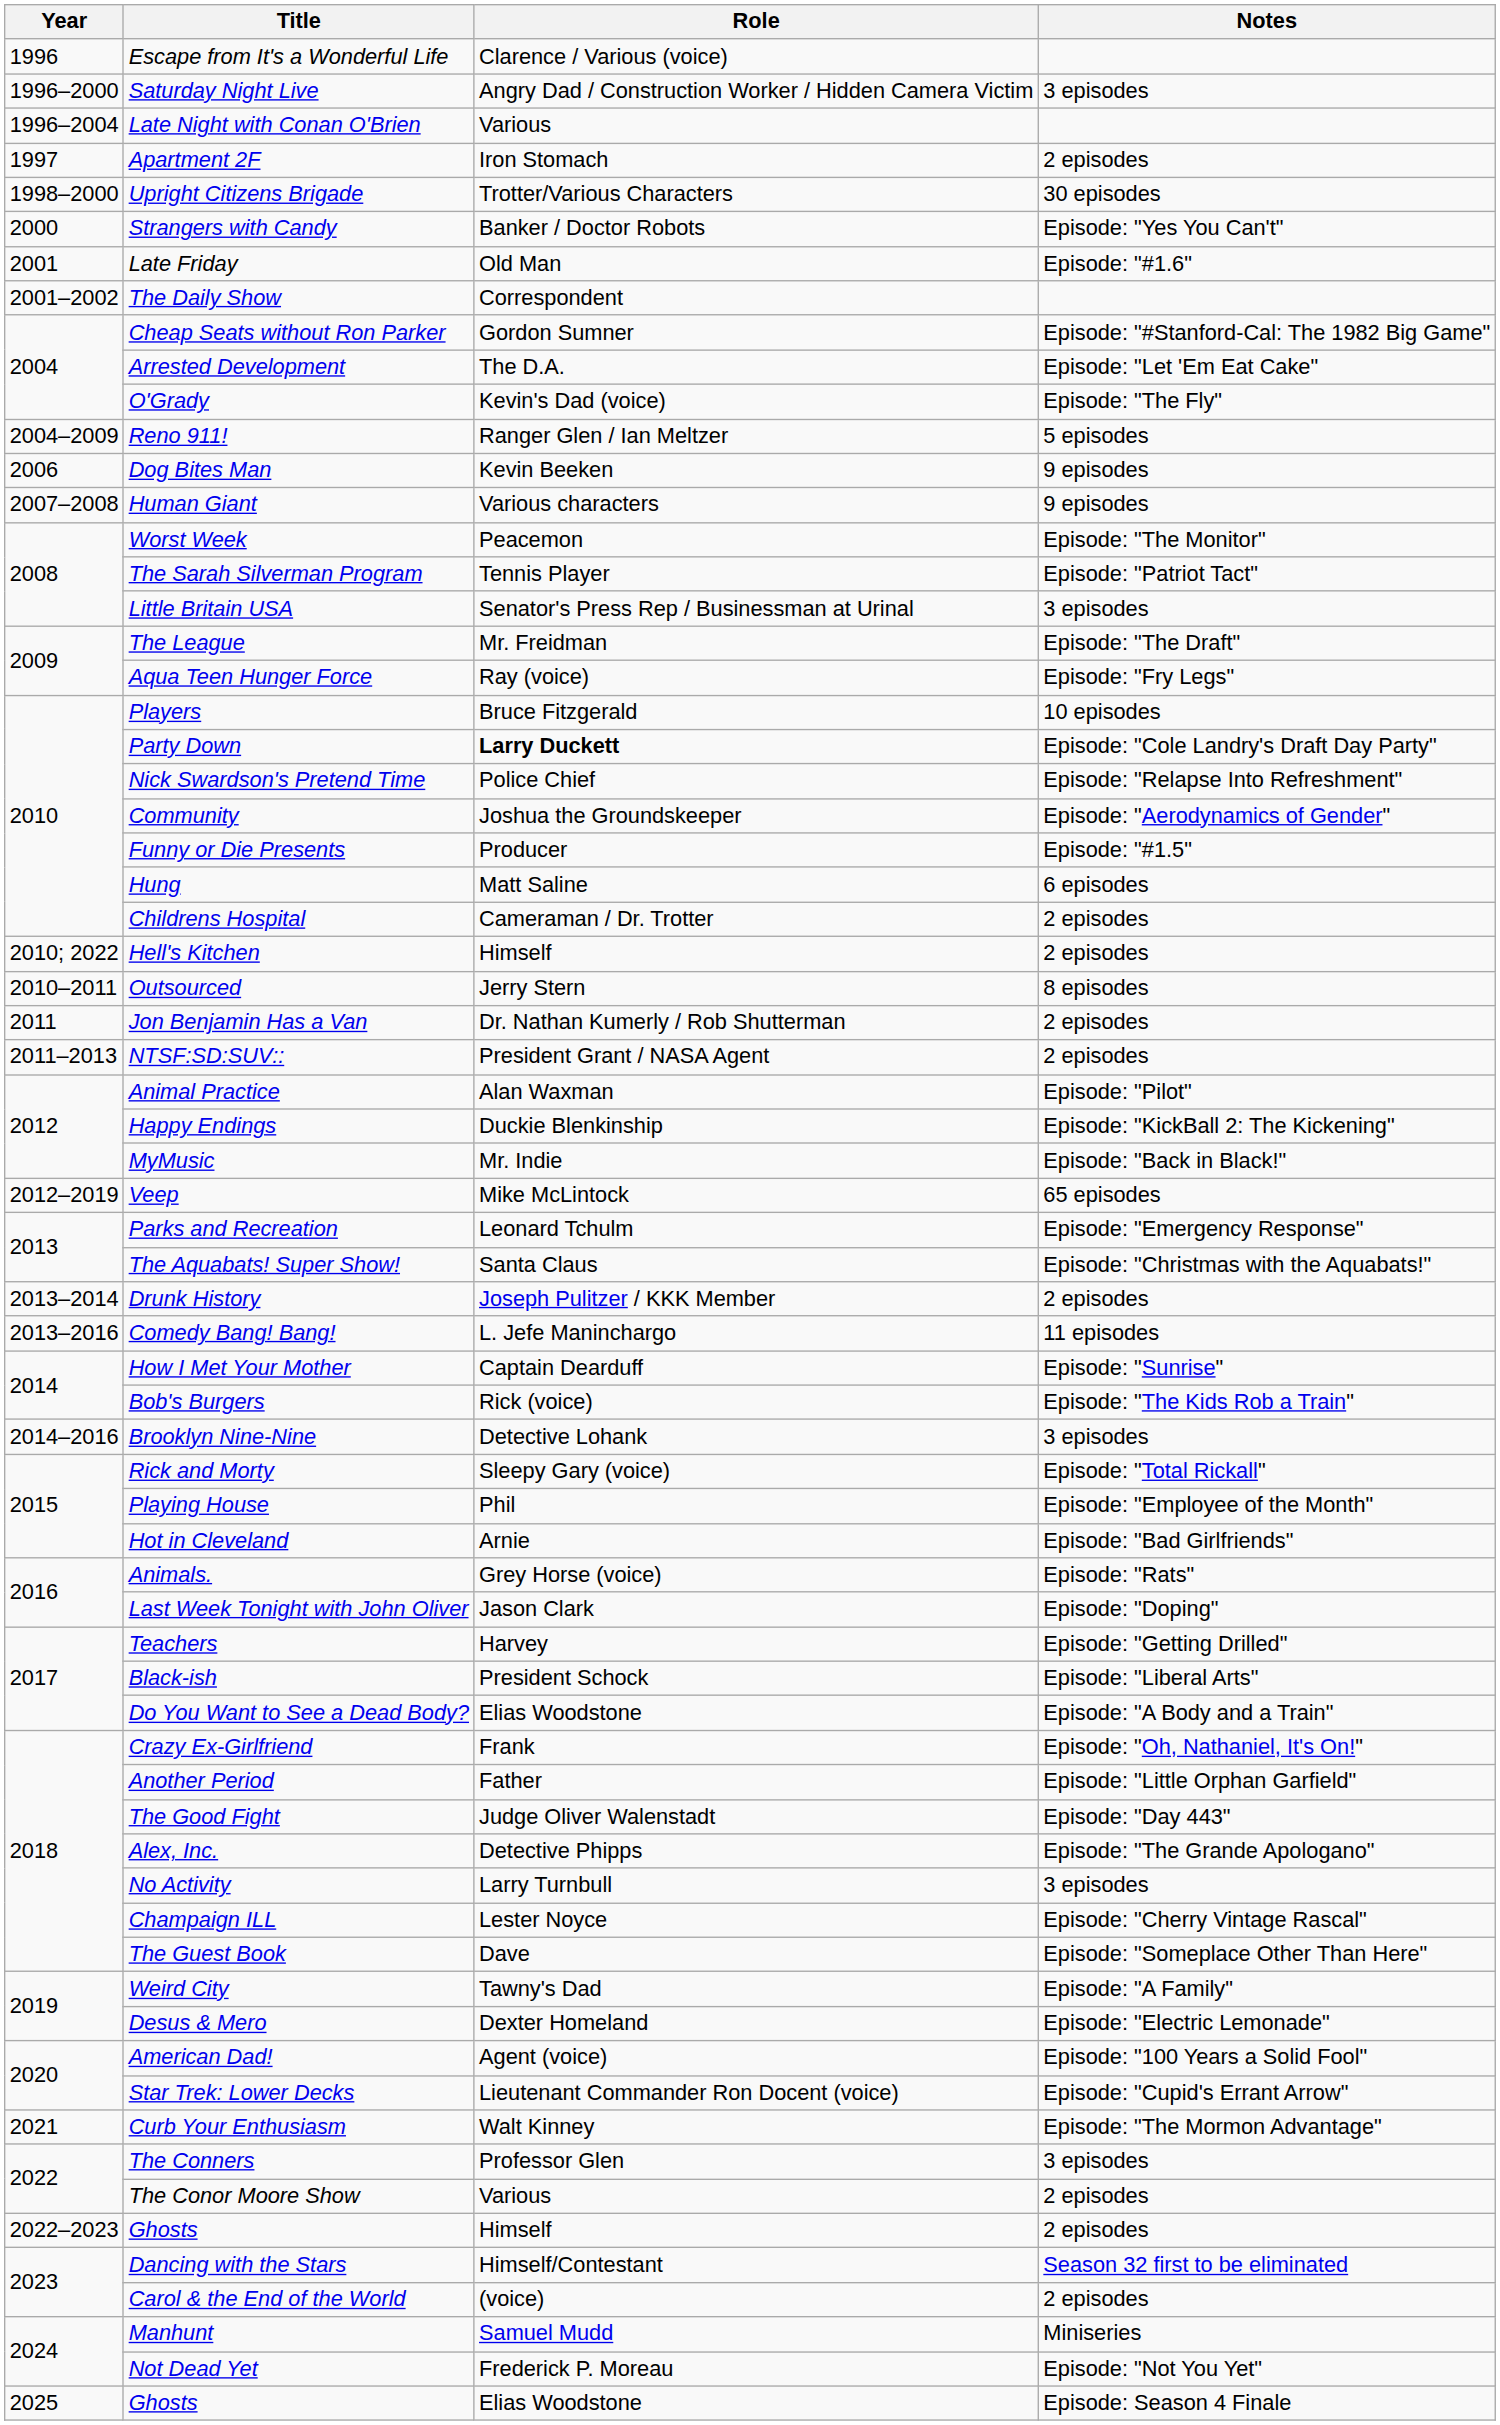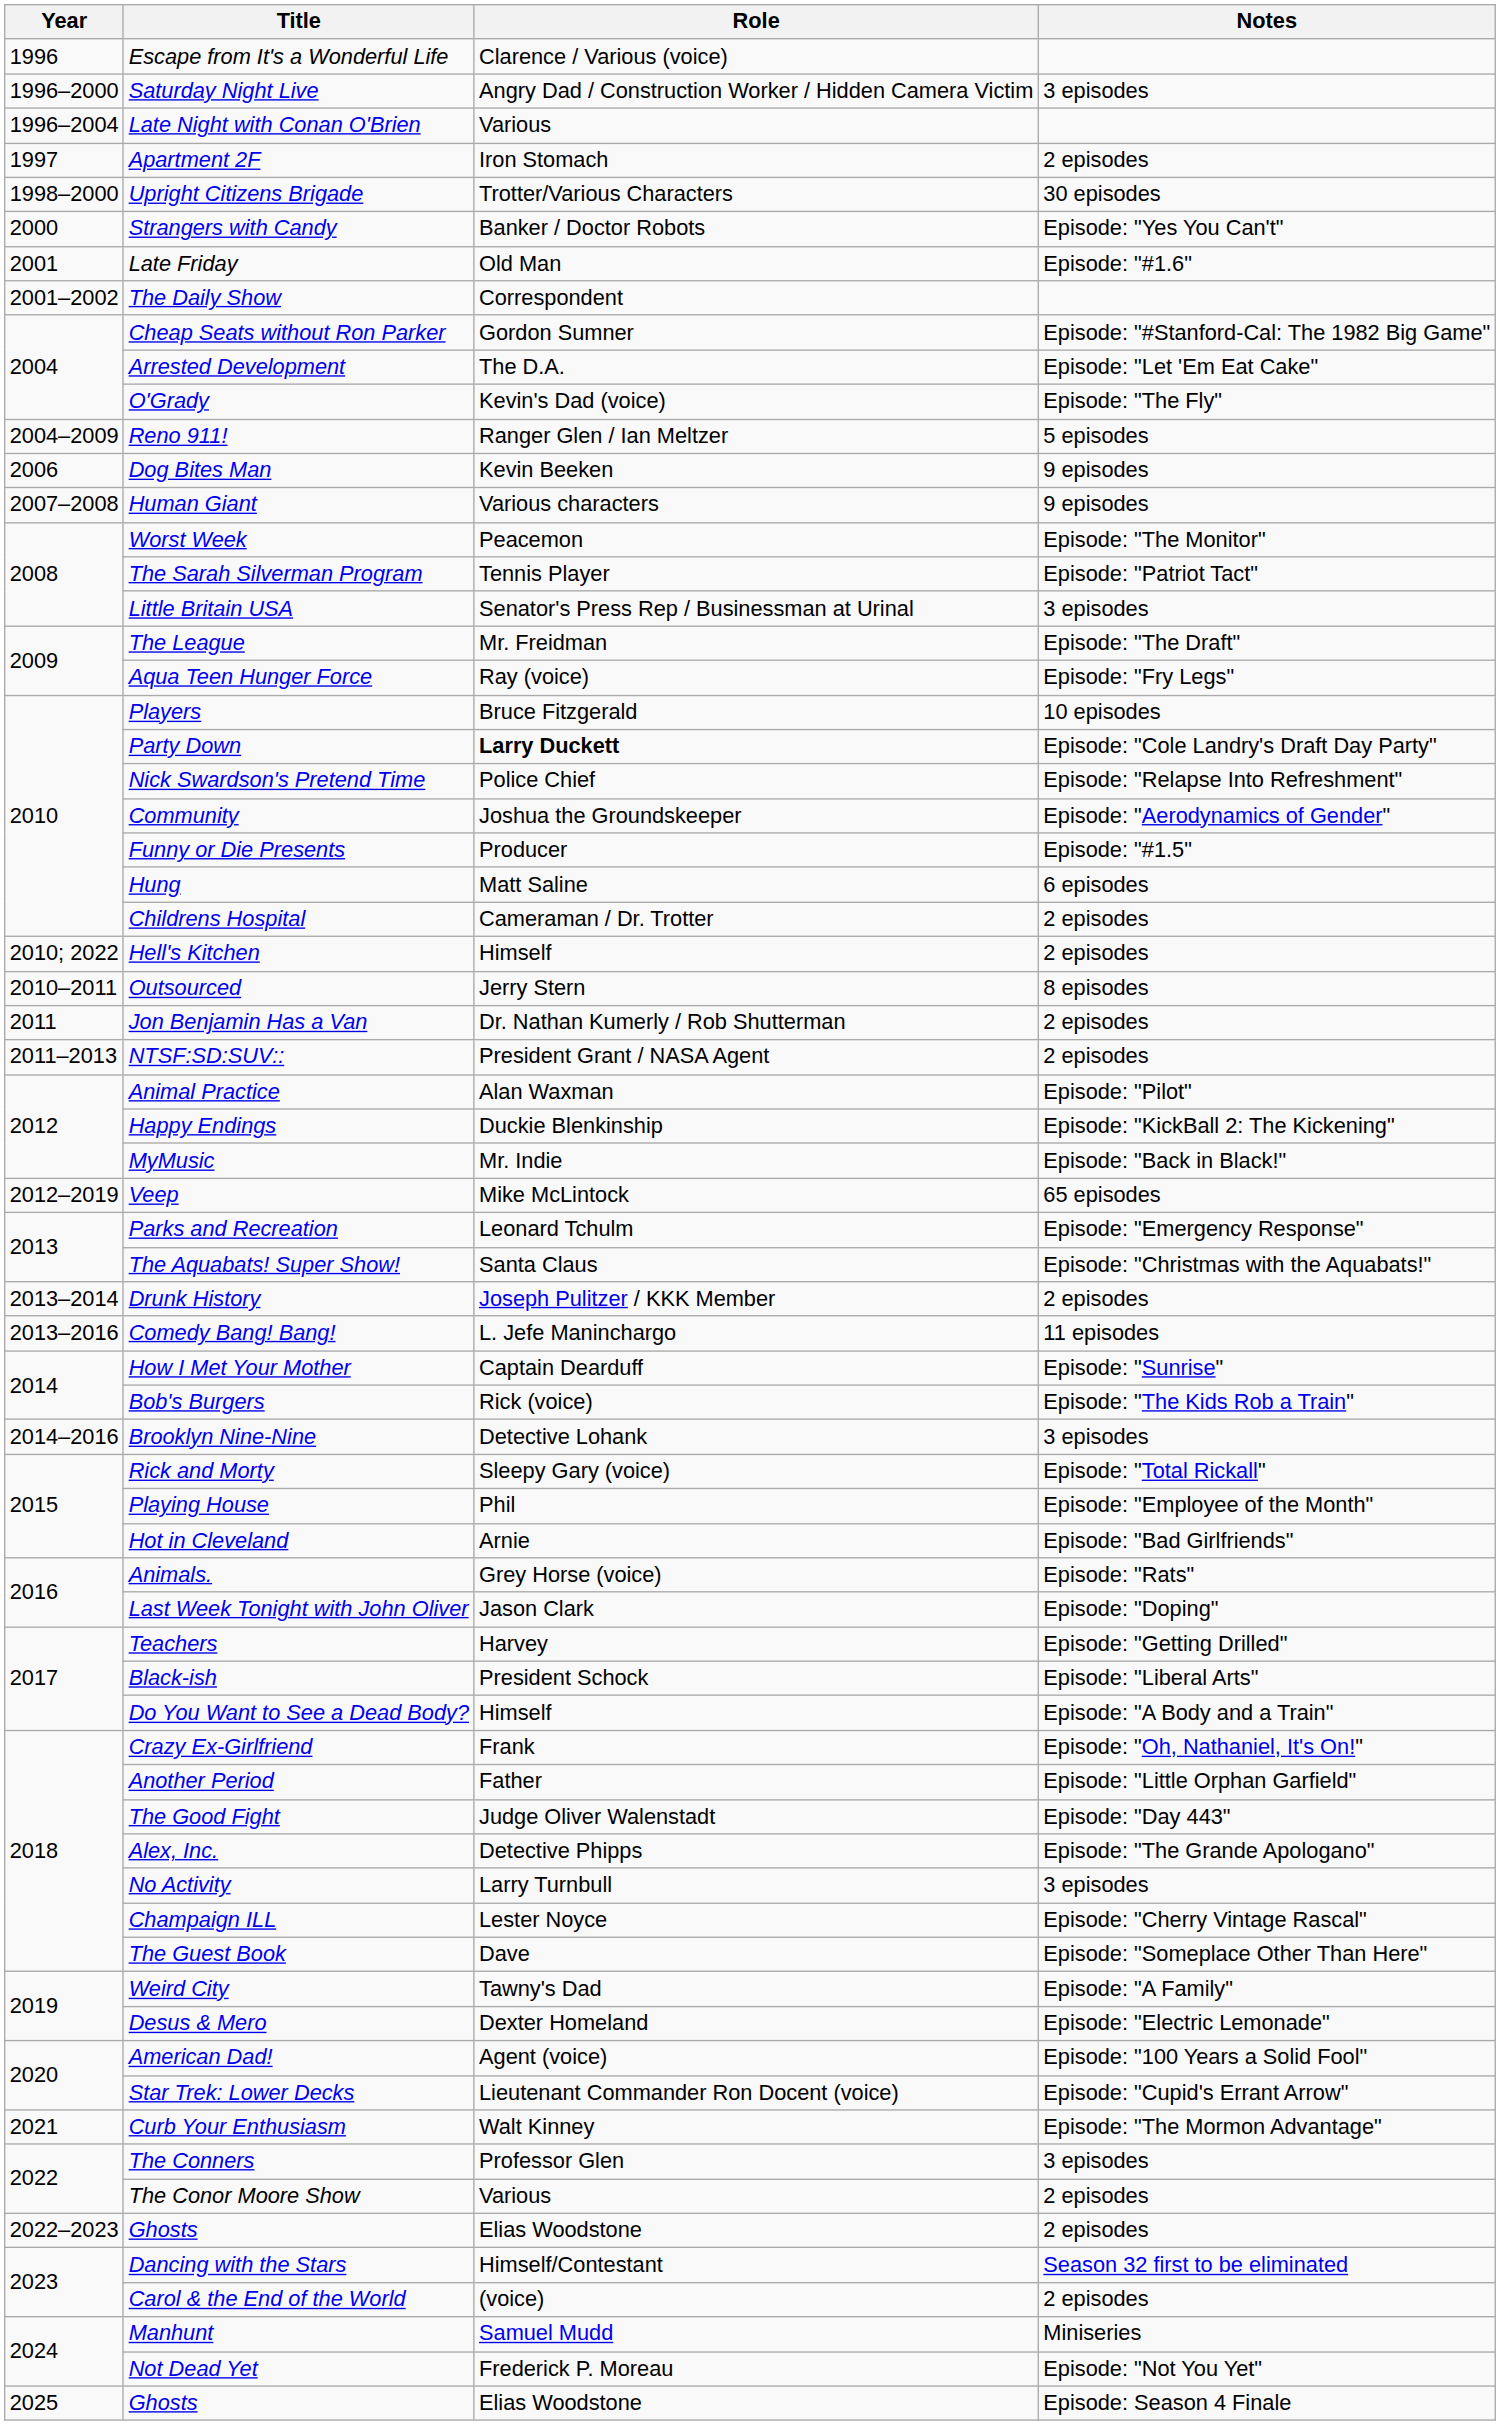(560, 1712) Elias Woodstone -> (515, 1712) Himself
(515, 2230) Himself -> (560, 2230) Elias Woodstone
